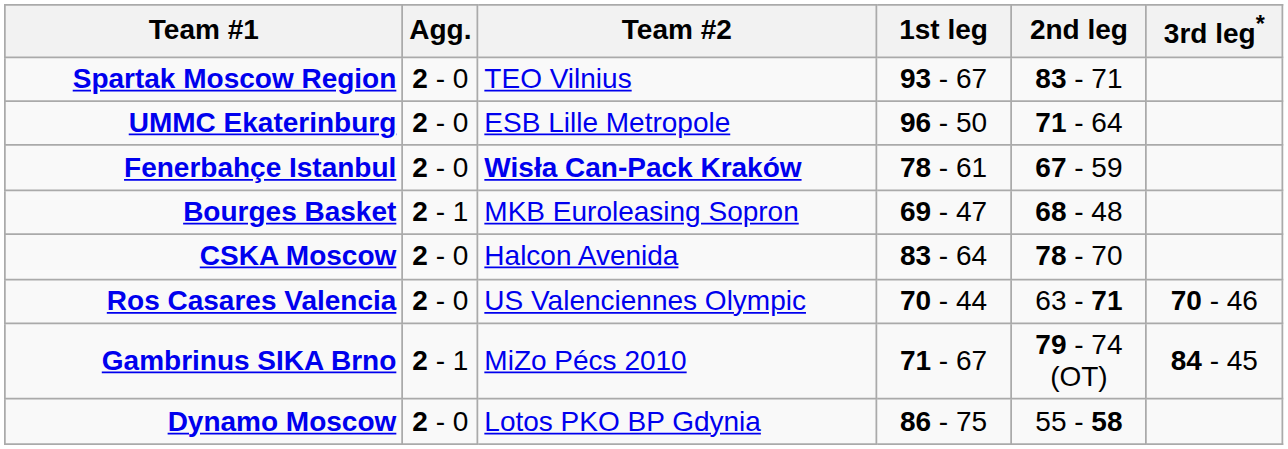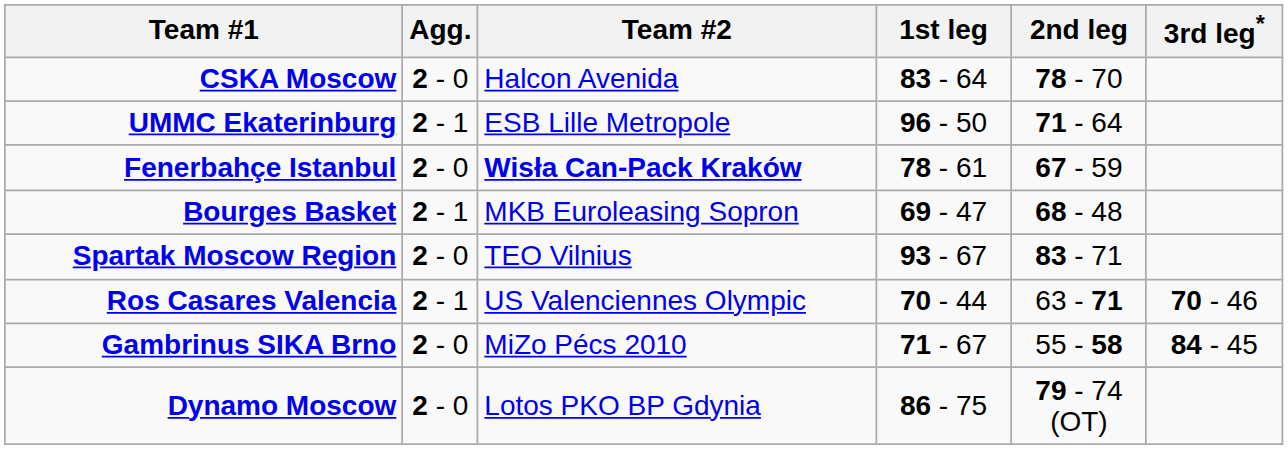rows swapped: (298, 256) <-> (235, 78)
(440, 123) 2 - 0 -> (440, 123) 2 - 1
(440, 300) 2 - 0 -> (440, 300) 2 - 1
(440, 360) 2 - 1 -> (440, 345) 2 - 0
(1079, 360) 79 - 74 (OT) -> (1079, 345) 55 - 58
(1079, 421) 55 - 58 -> (1079, 405) 79 - 74 (OT)
